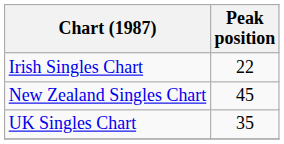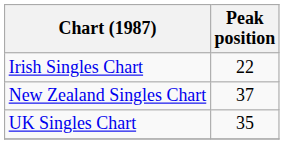(245, 95) 45 -> (245, 95) 37
